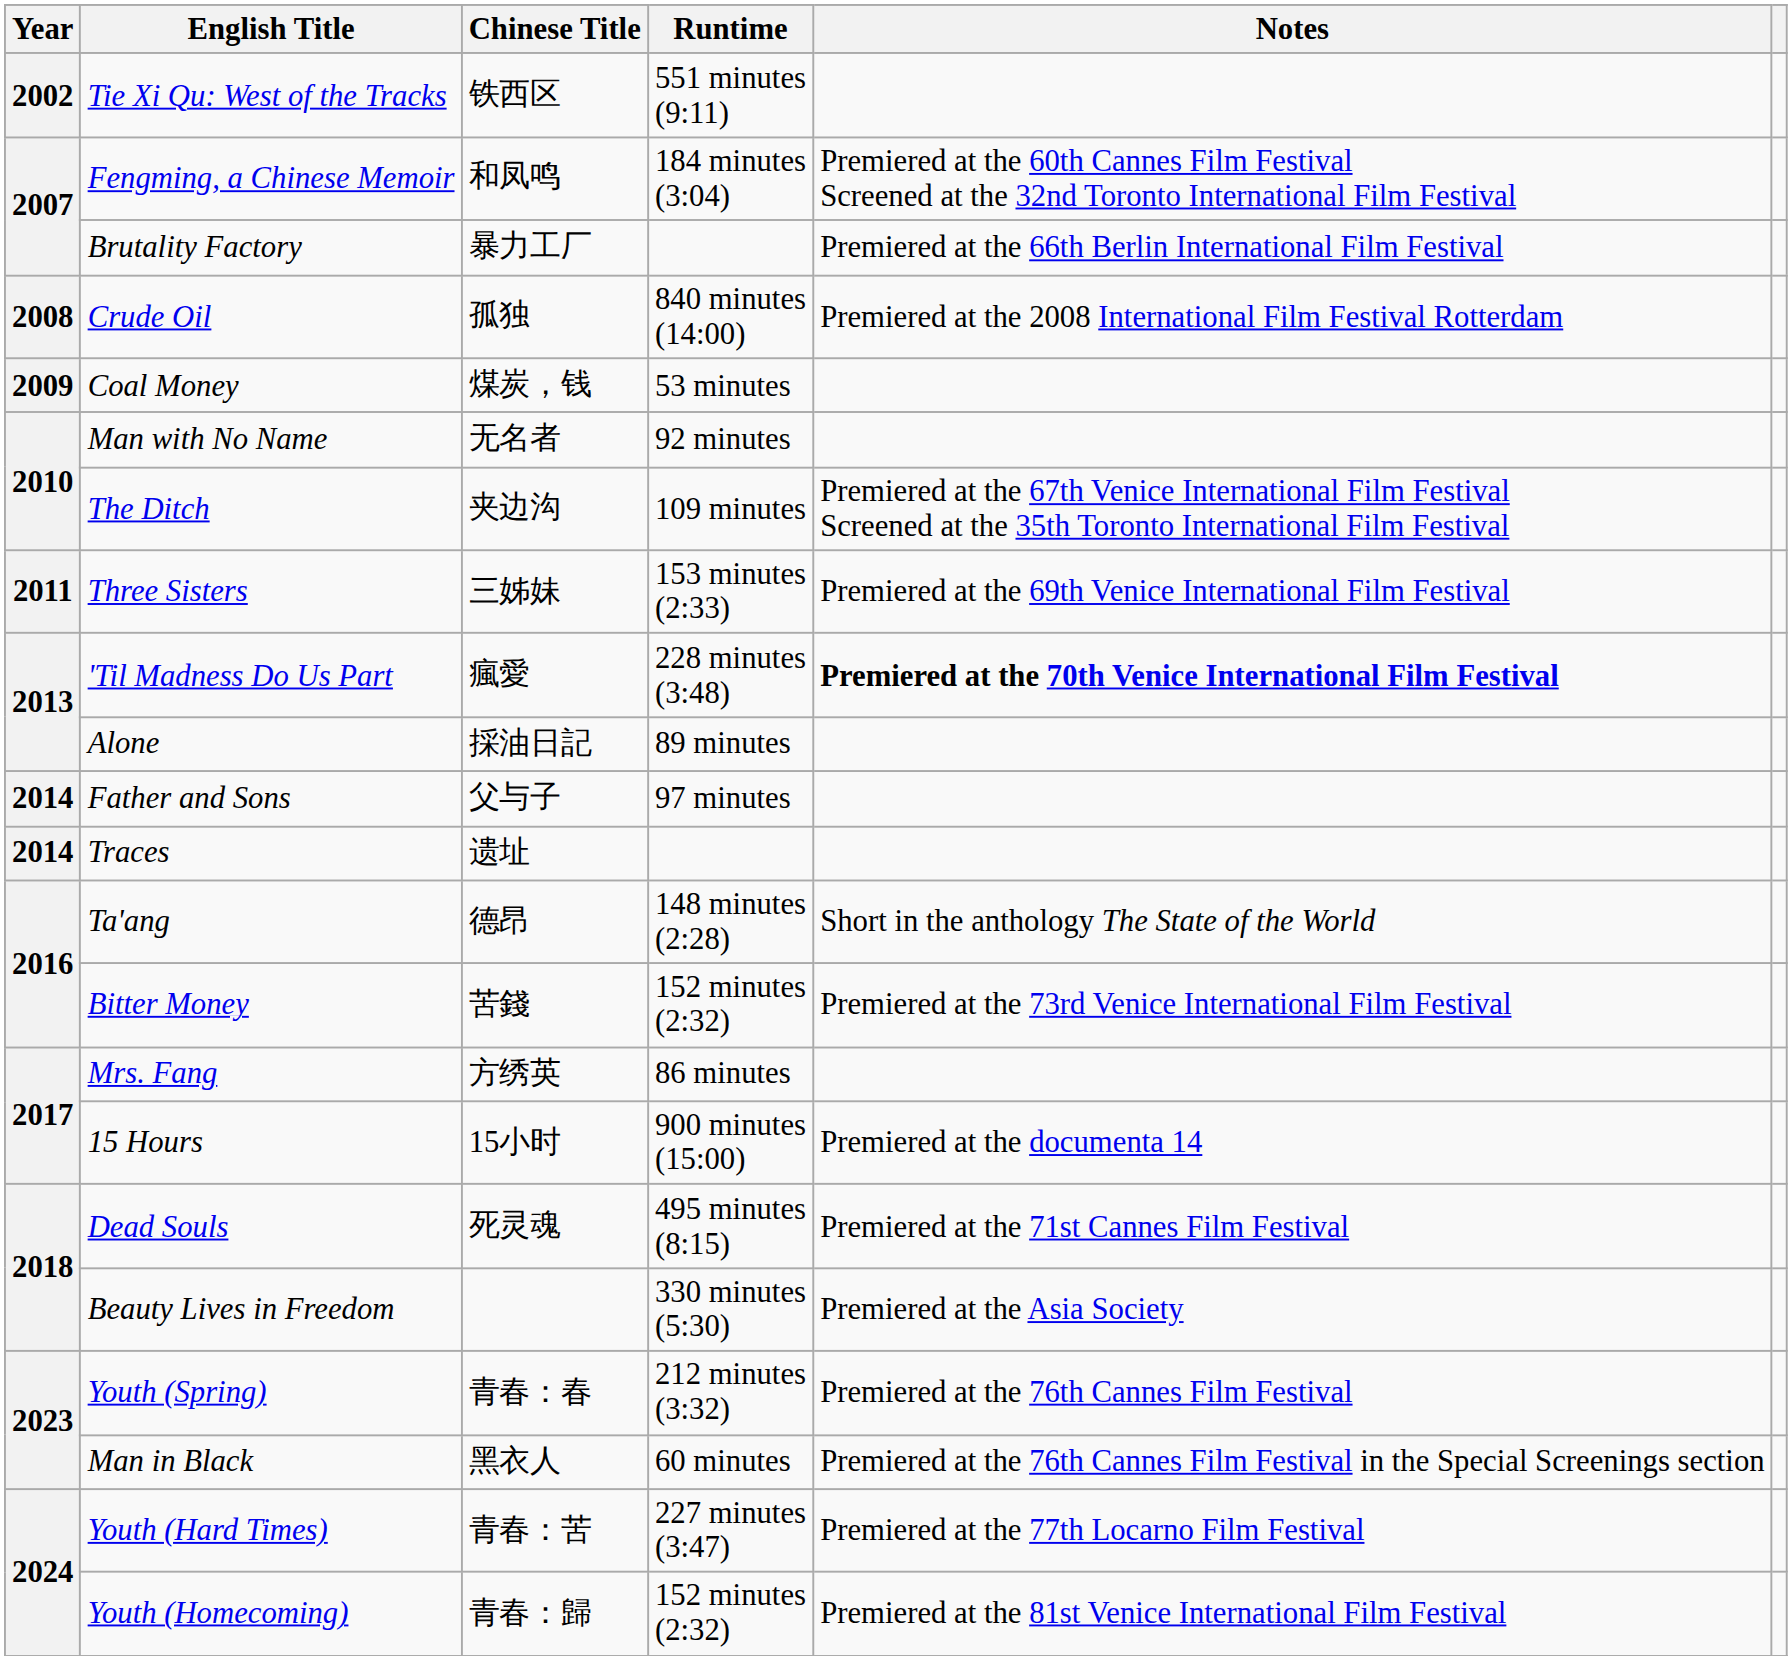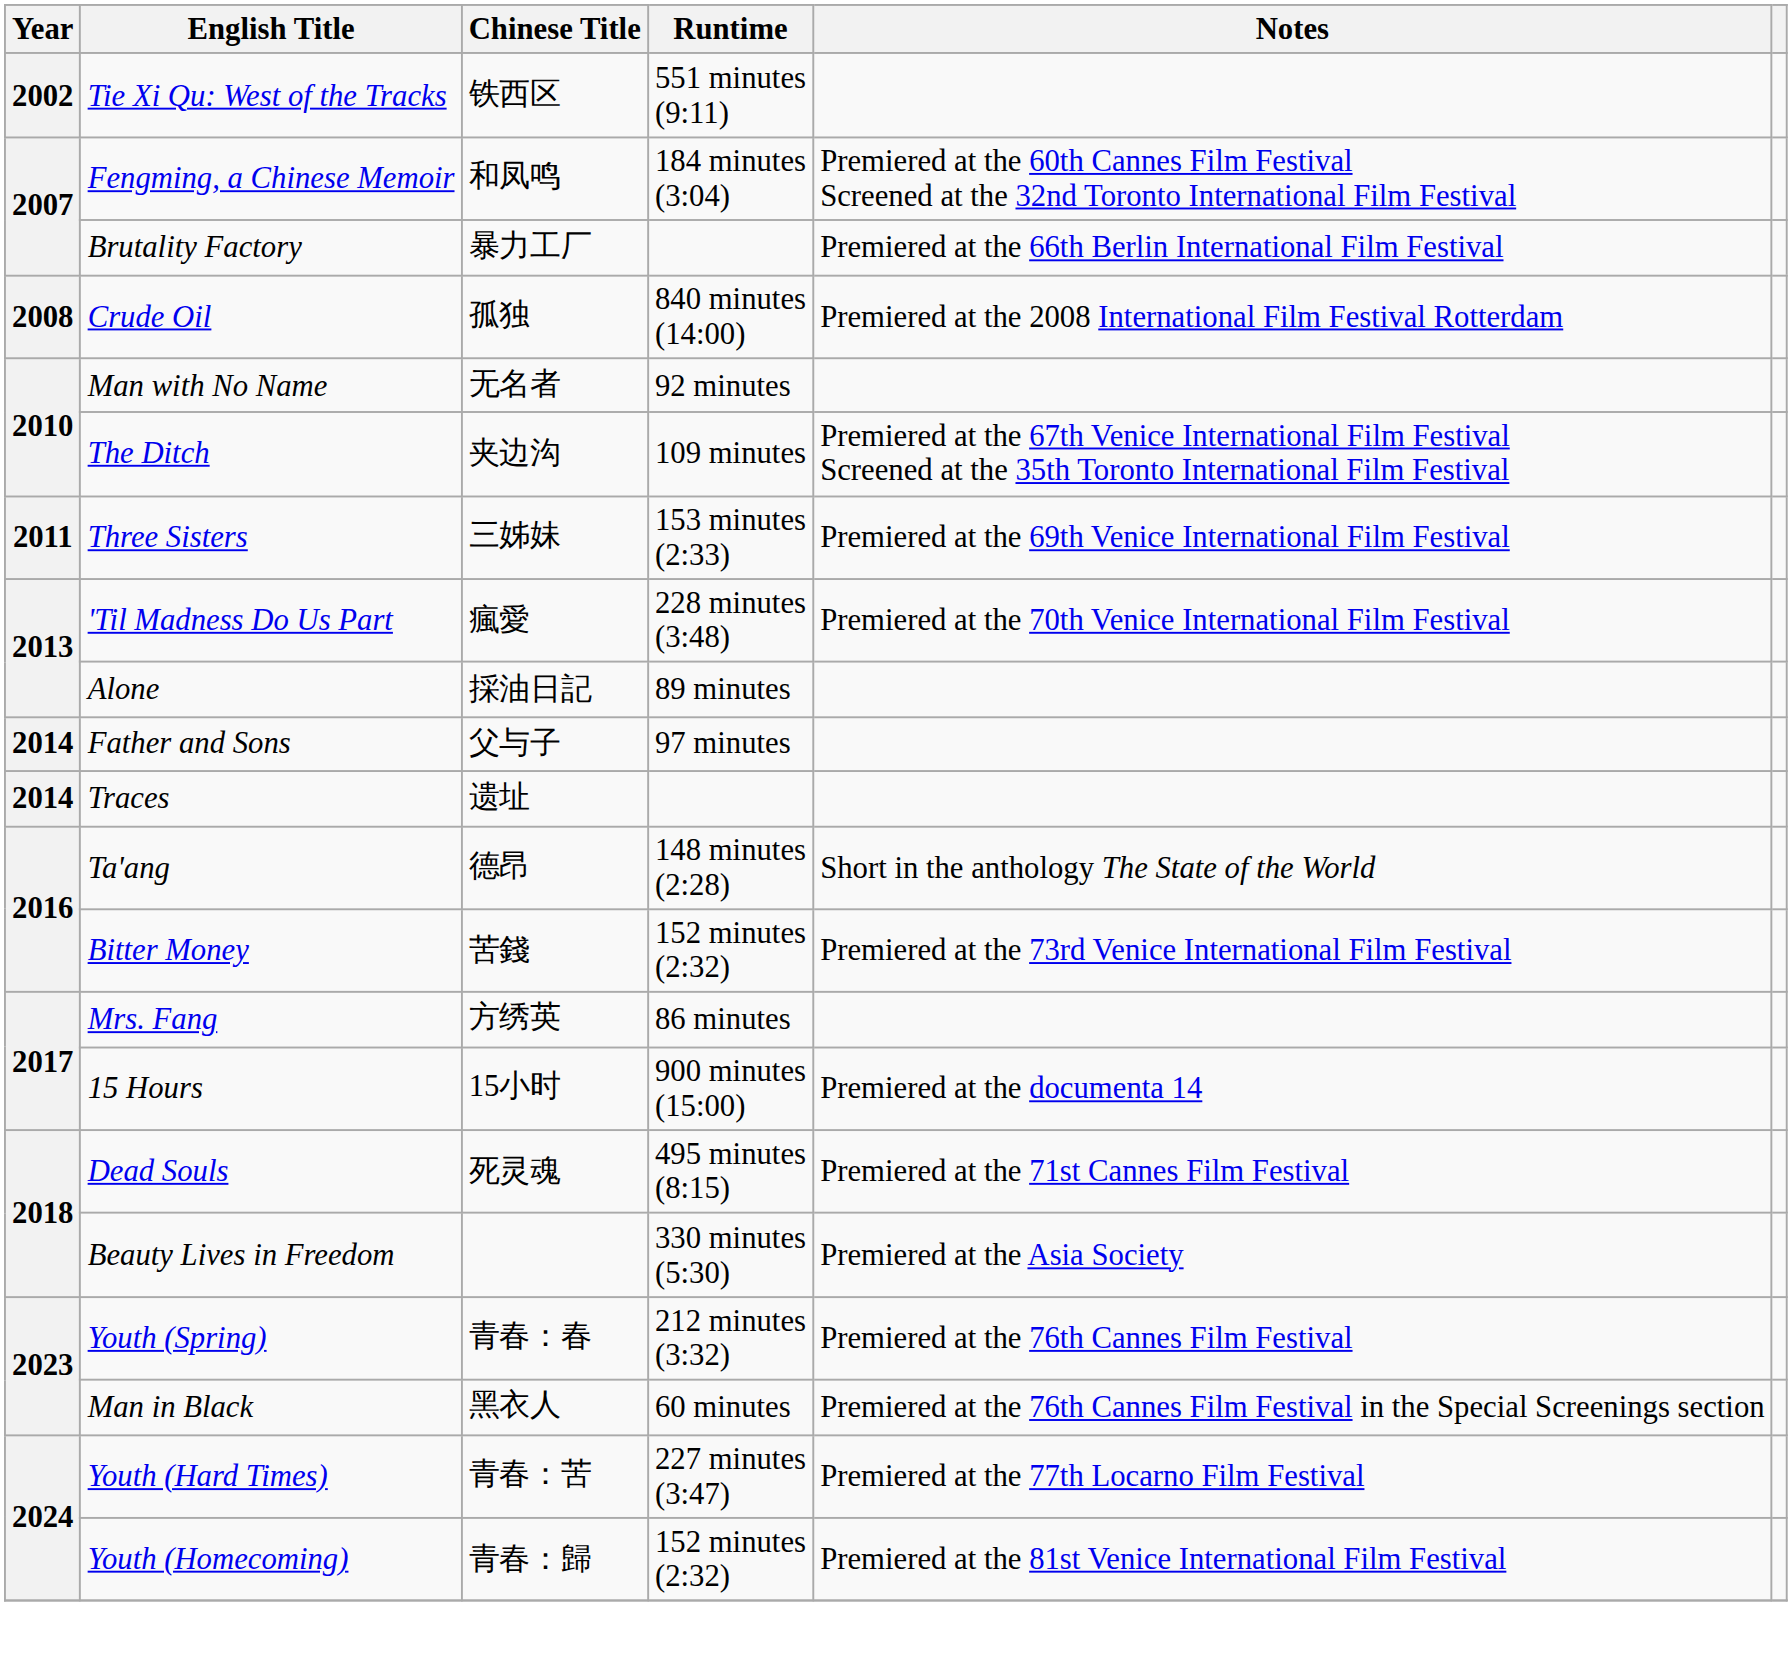- row: (163, 384)
(1189, 674) bold -> (1165, 620) normal
